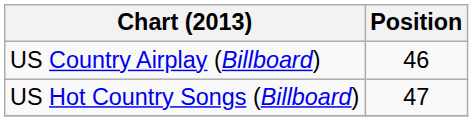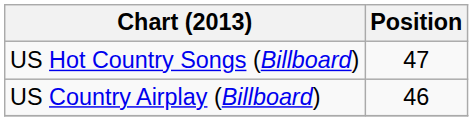rows swapped: (165, 60) <-> (185, 97)
